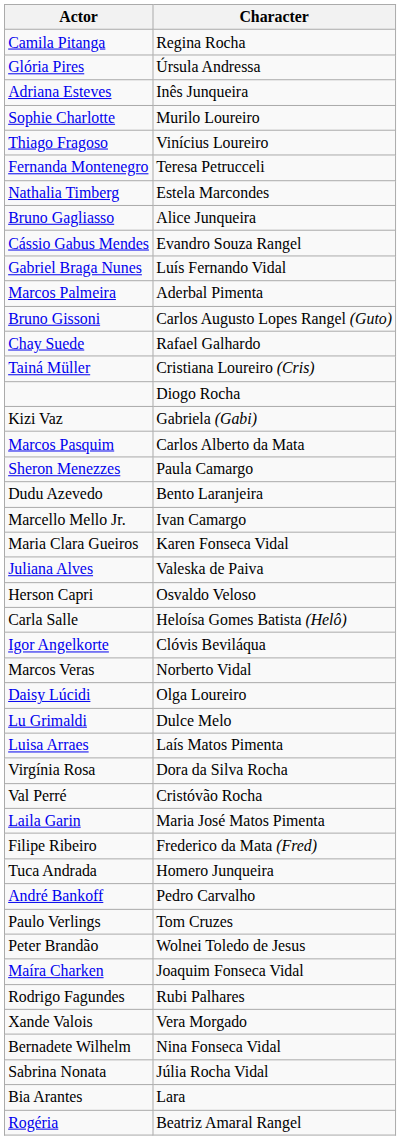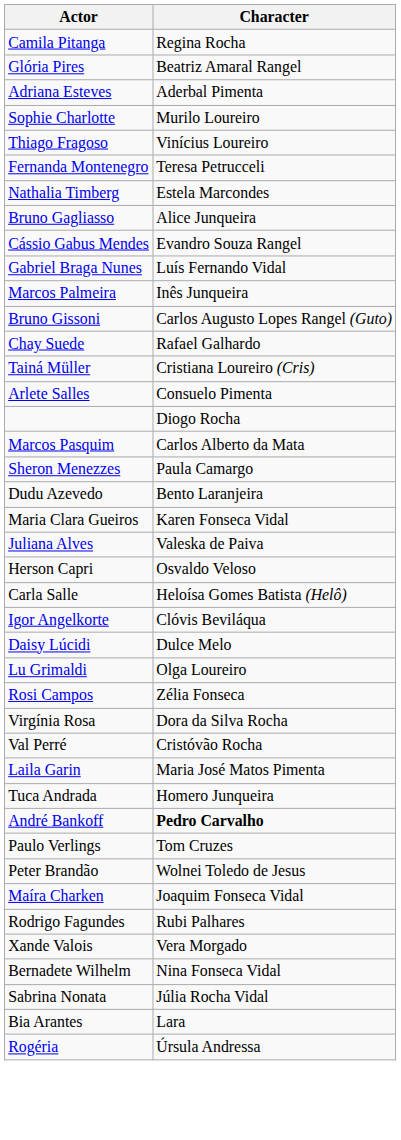(208, 67) Úrsula Andressa -> (229, 67) Beatriz Amaral Rangel
(202, 92) Inês Junqueira -> (210, 92) Aderbal Pimenta
(210, 293) Aderbal Pimenta -> (202, 293) Inês Junqueira
+ row: (49, 393)
- row: (35, 419)
- row: (67, 519)
- row: (51, 670)
(201, 695) Olga Loureiro -> (194, 645) Dulce Melo
(194, 720) Dulce Melo -> (201, 670) Olga Loureiro
+ row: (51, 695)
- row: (48, 745)
- row: (52, 846)
(206, 896) normal -> (210, 820) bold
(229, 1122) Beatriz Amaral Rangel -> (208, 1047) Úrsula Andressa
